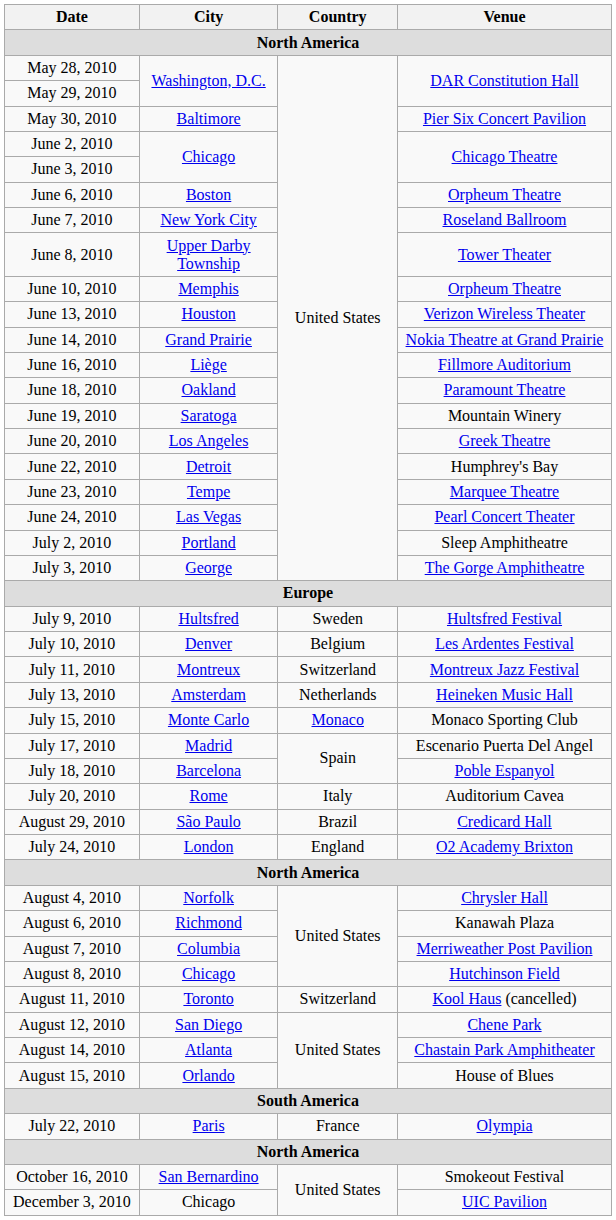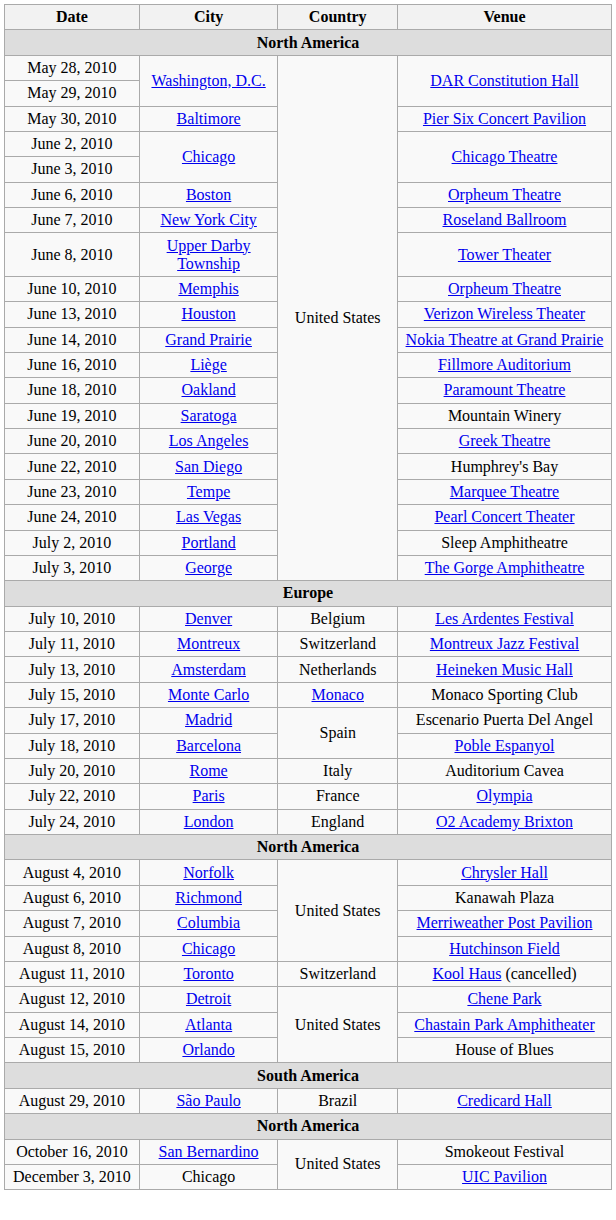(209, 466) Detroit -> (209, 466) San Diego
- row: (72, 618)
rows swapped: (72, 1126) <-> (72, 821)
(209, 1024) San Diego -> (209, 999) Detroit
